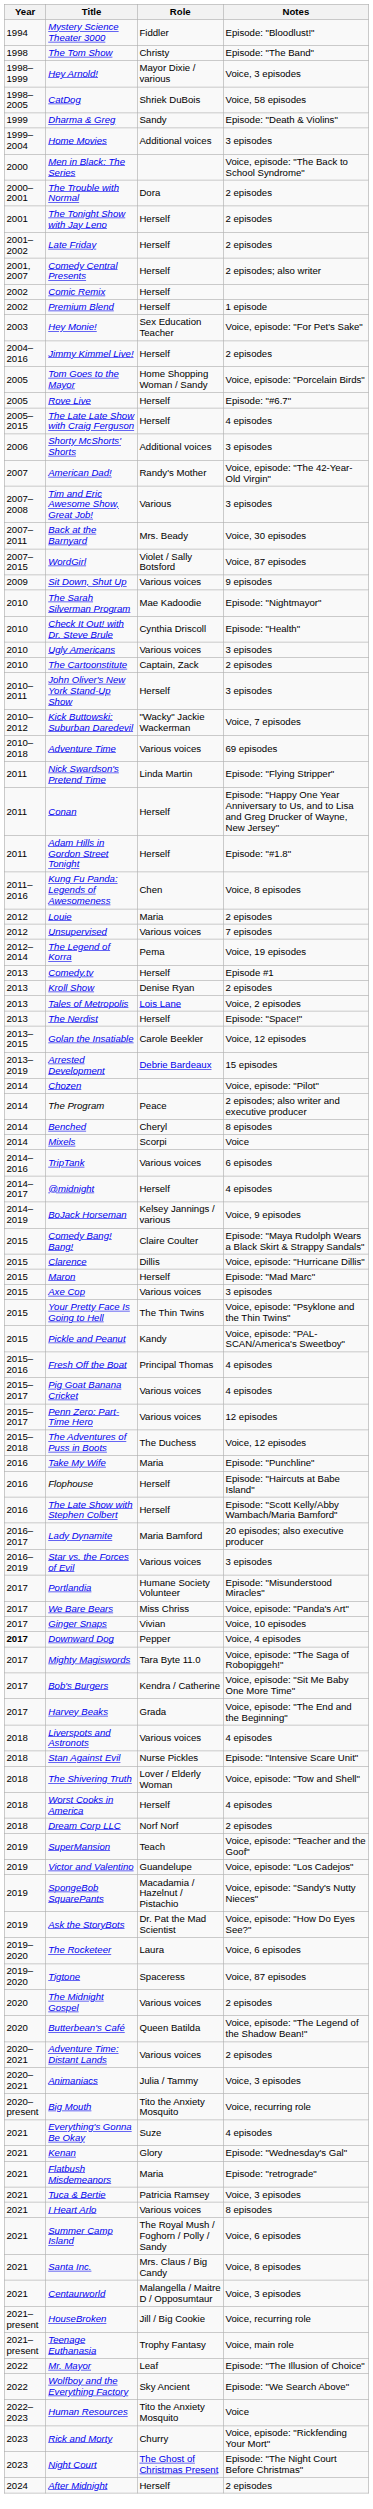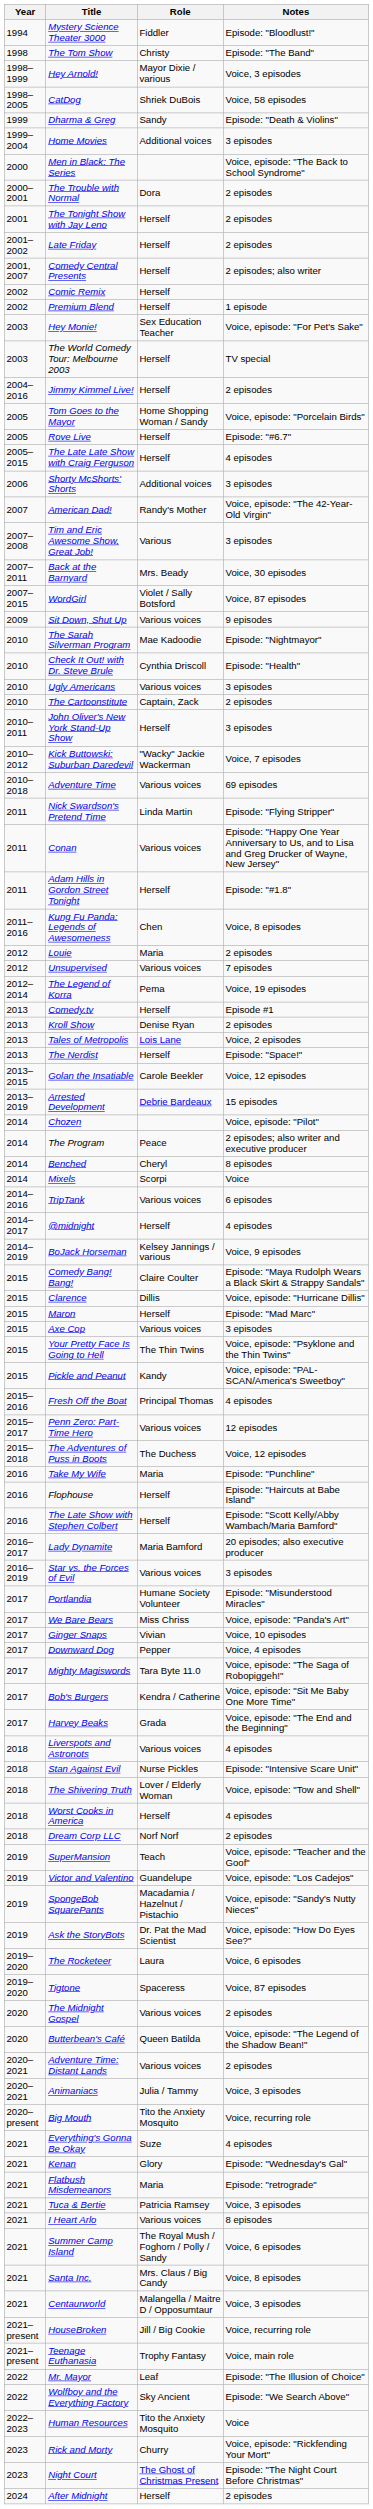+ row: (90, 359)
(155, 811) Herself -> (170, 848) Various voices
- row: (85, 1390)
(17, 1639) bold -> (17, 1650) normal
